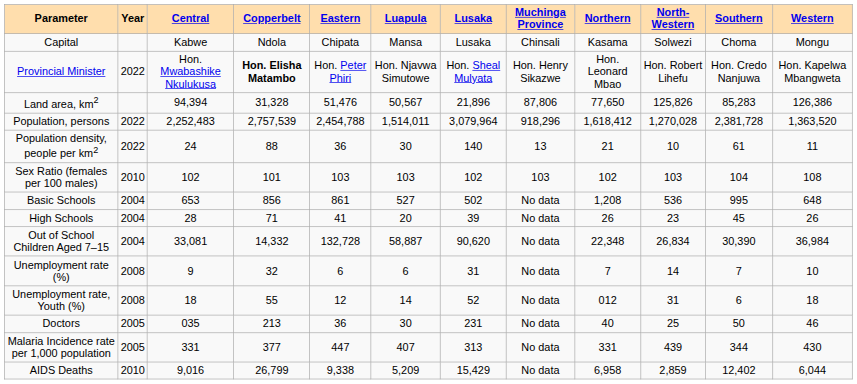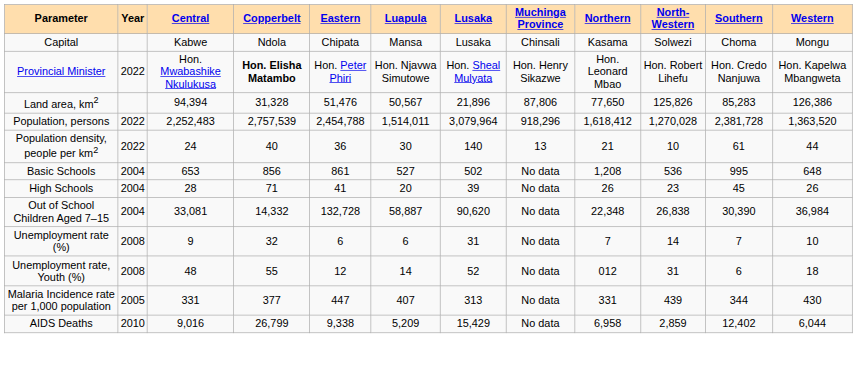(272, 146) 88 -> (272, 146) 40
(812, 146) 11 -> (812, 146) 44
- row: (61, 177)
(673, 241) 26,834 -> (673, 212) 26,838
(191, 300) 18 -> (191, 271) 48
- row: (61, 323)
